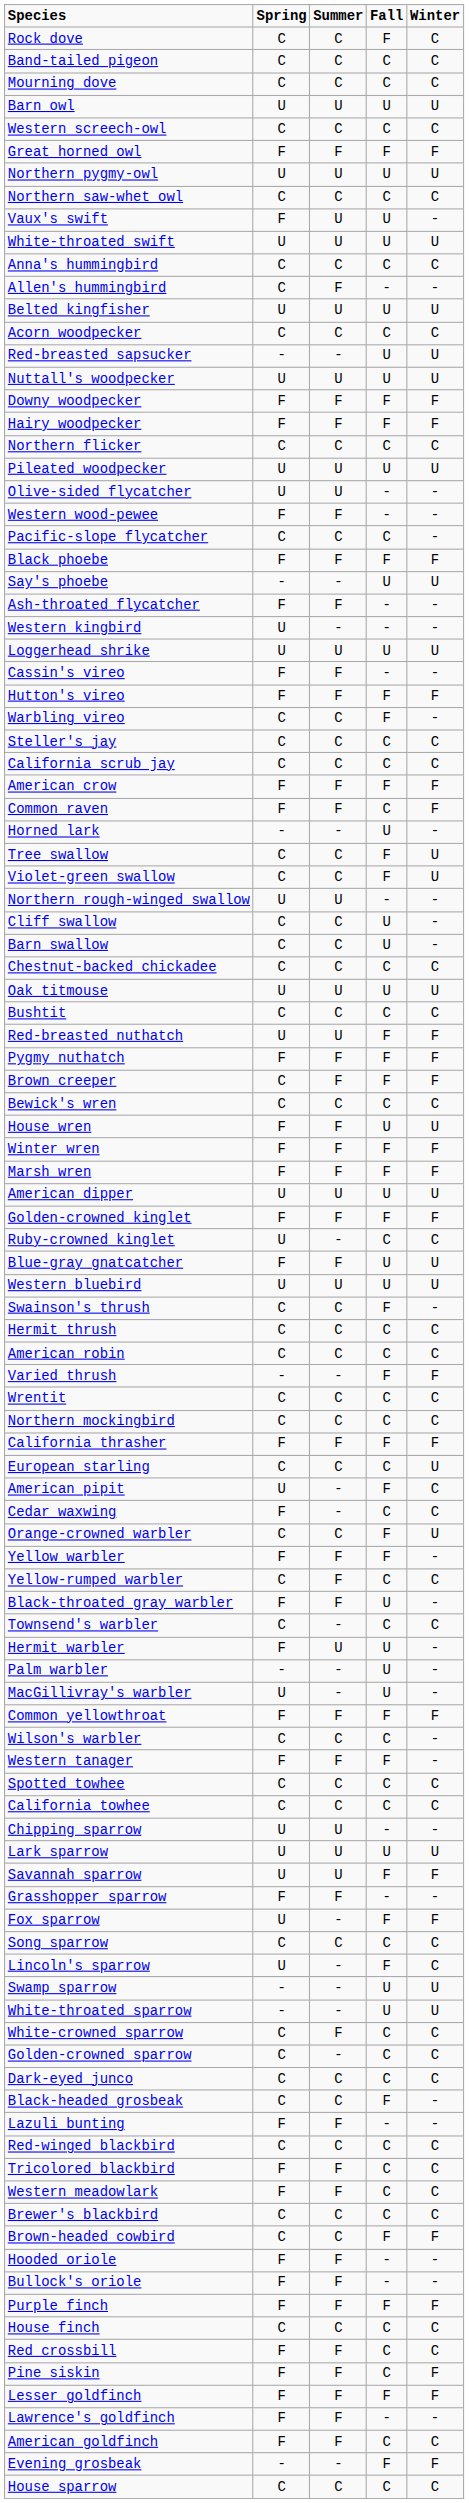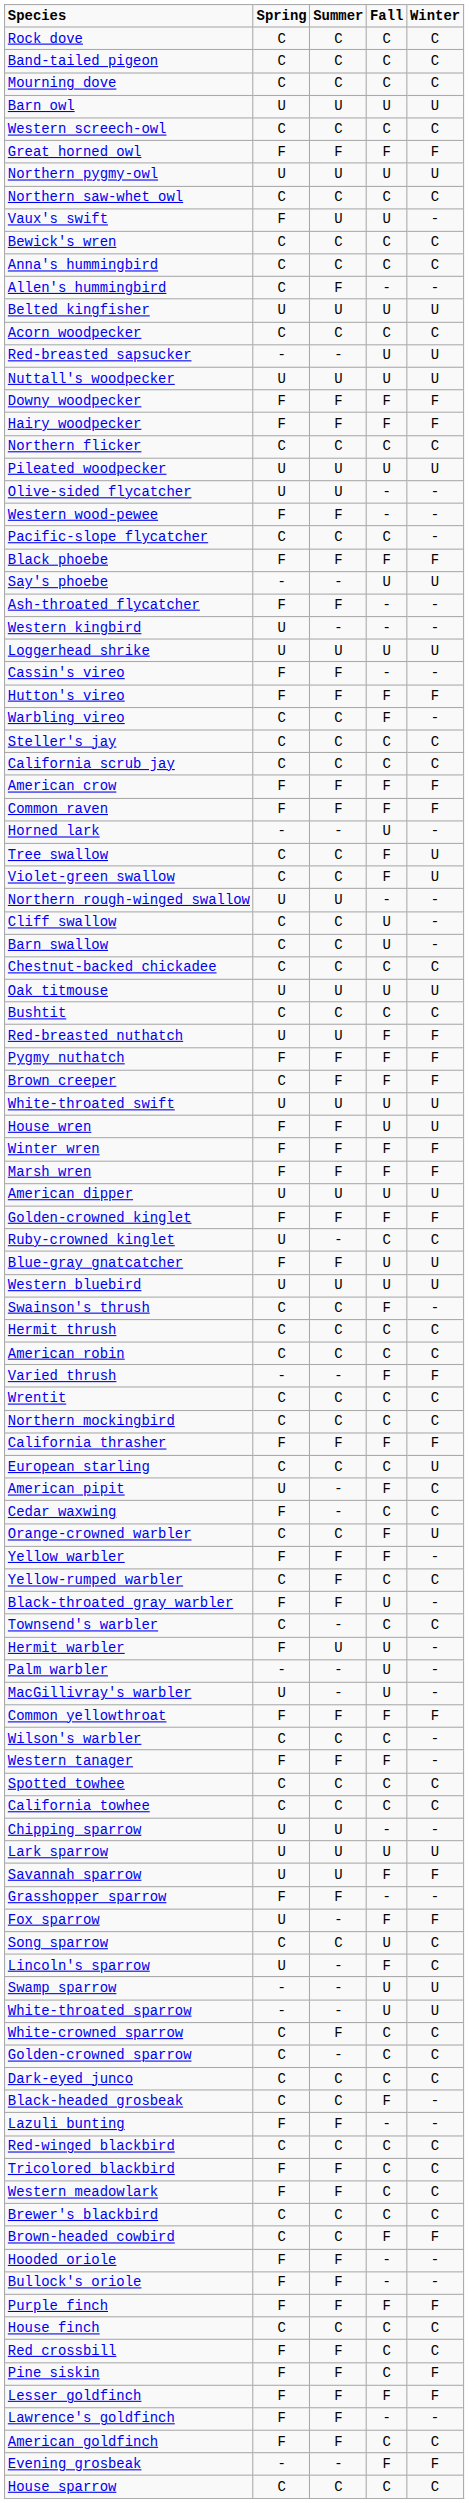(387, 39) F -> (387, 39) C
rows swapped: (91, 243) <-> (62, 1104)
(387, 809) C -> (387, 809) F
(387, 1943) C -> (387, 1943) U
